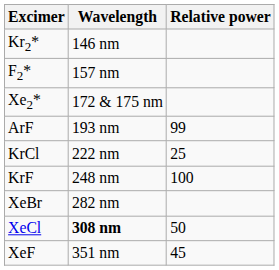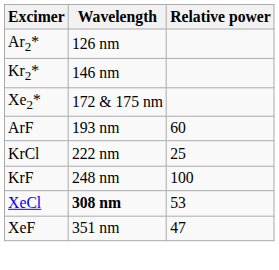+ row: (24, 43)
- row: (20, 72)
(178, 128) 99 -> (178, 128) 60
- row: (25, 203)
(178, 228) 50 -> (178, 203) 53
(178, 253) 45 -> (178, 228) 47
